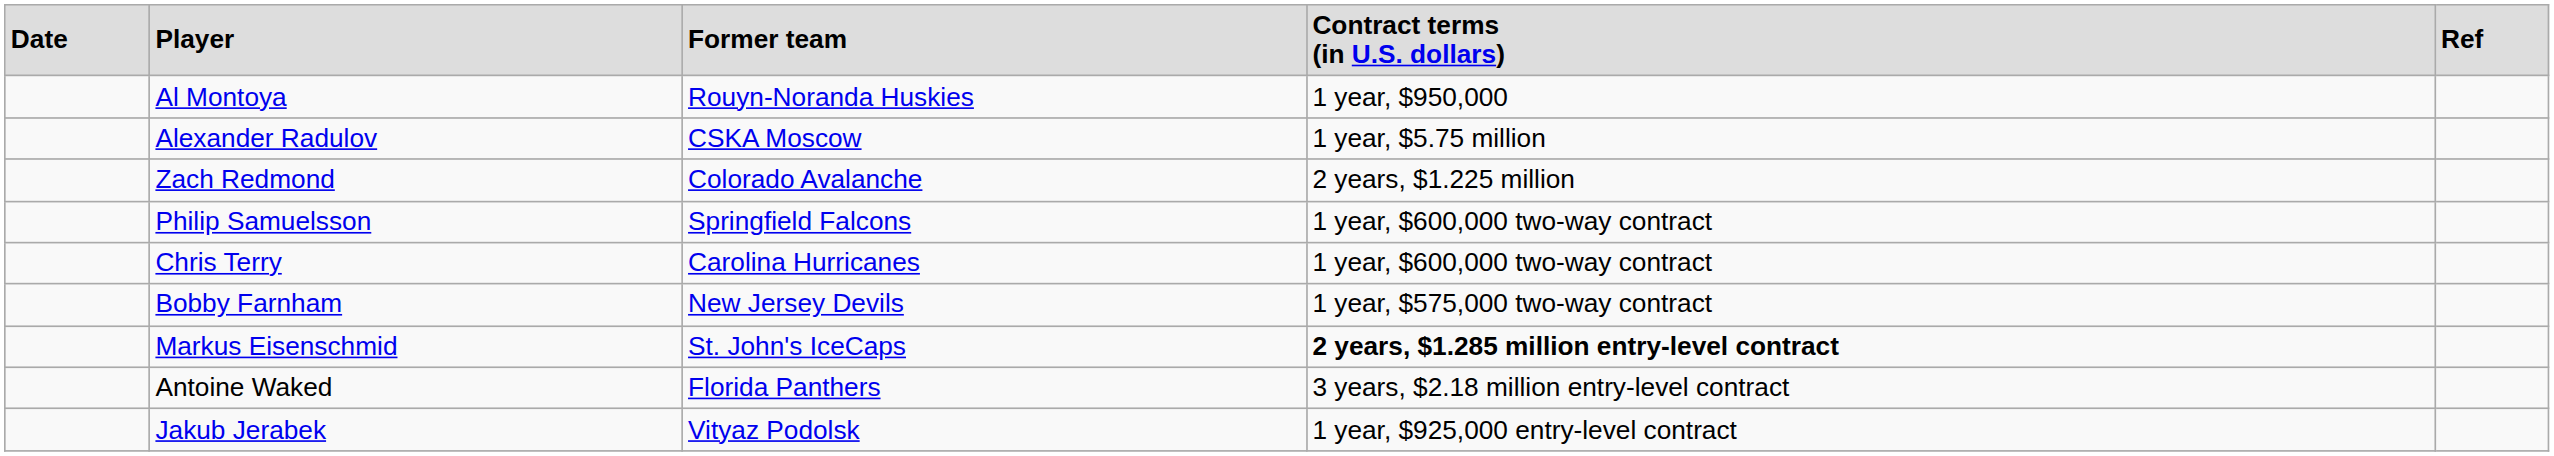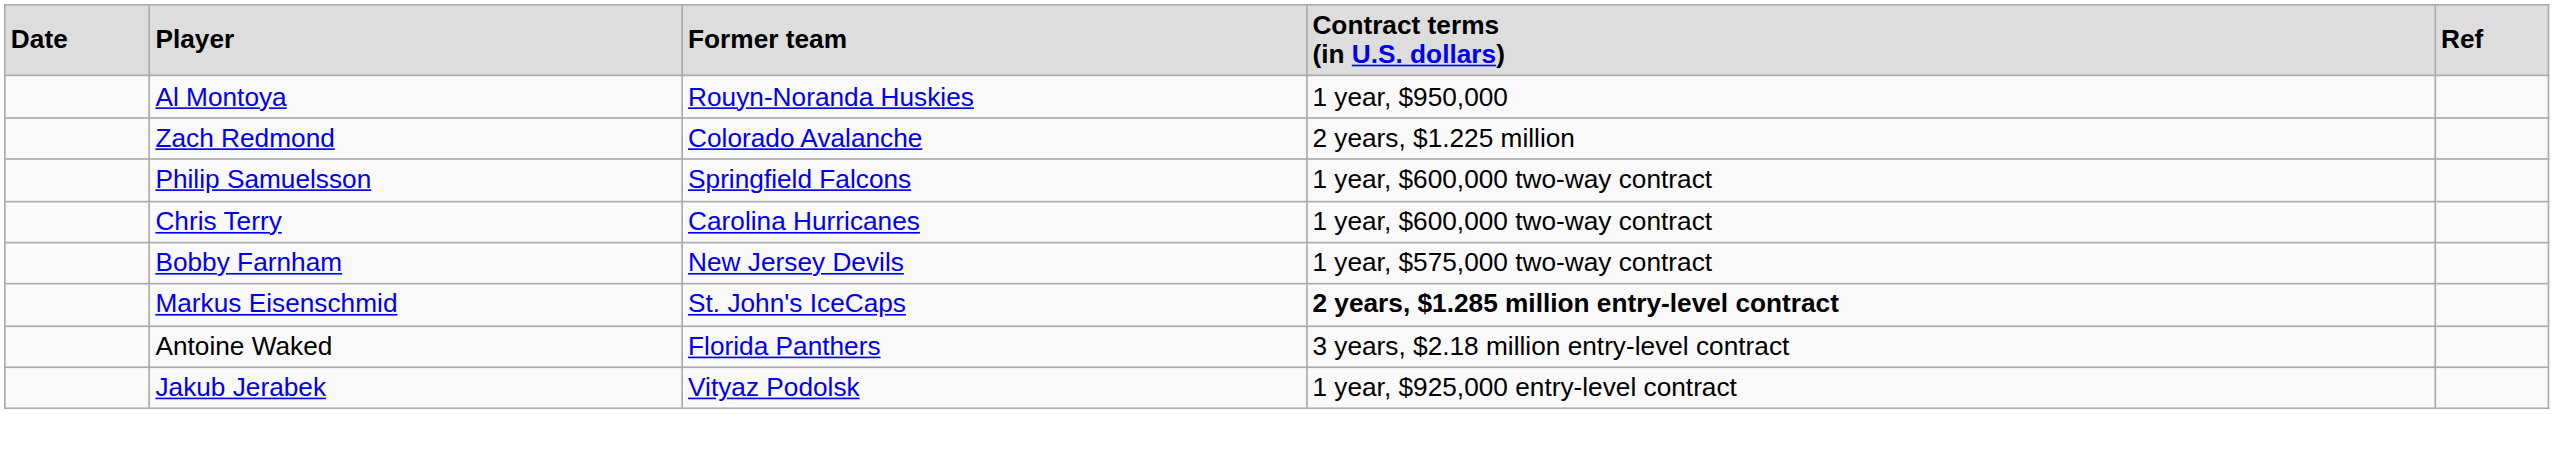- row: (266, 138)
